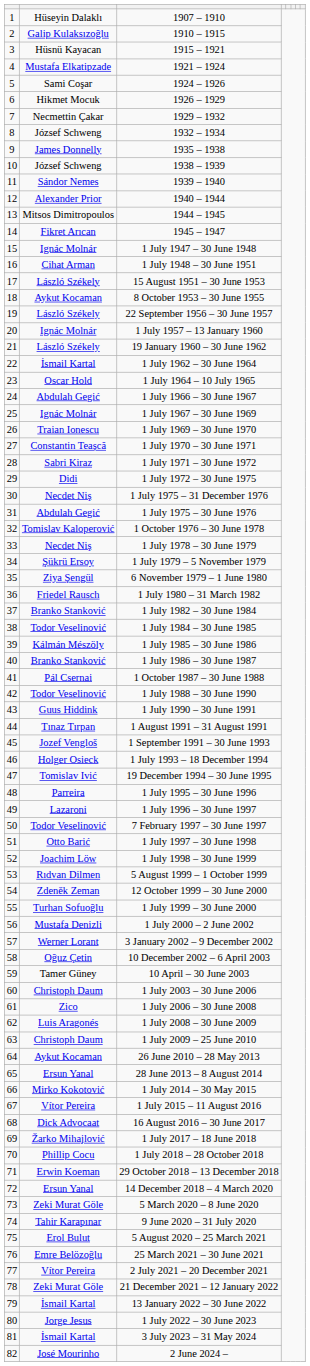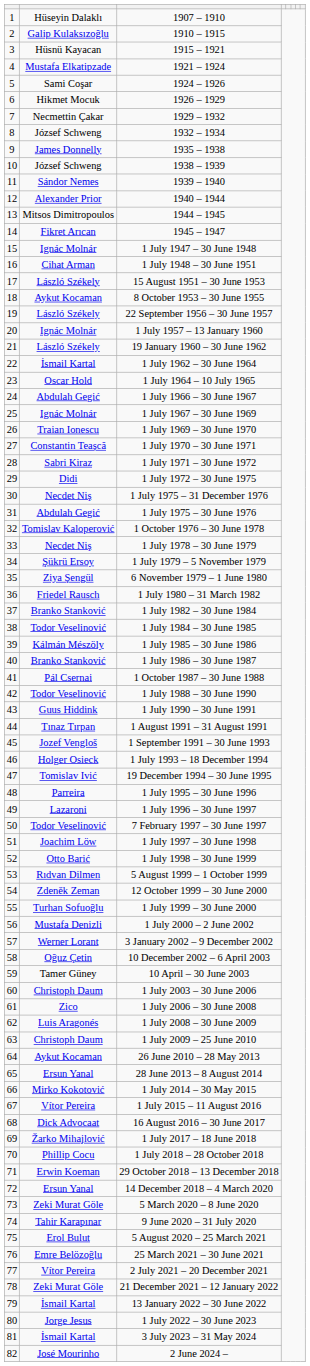(68, 842) Otto Barić -> (68, 842) Joachim Löw
(68, 858) Joachim Löw -> (68, 858) Otto Barić
